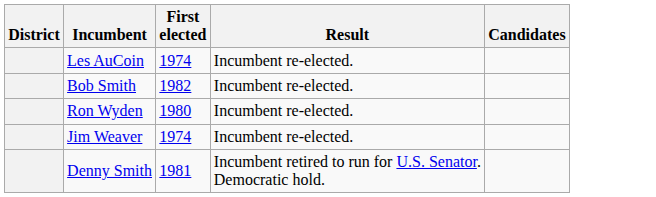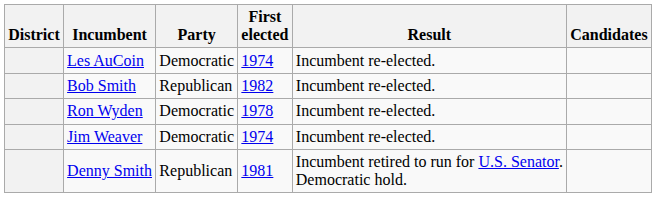+ column: (197, 35)
(175, 111) 1980 -> (257, 111) 1978
